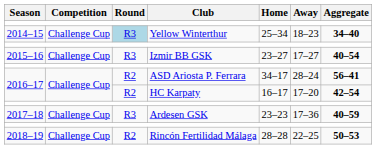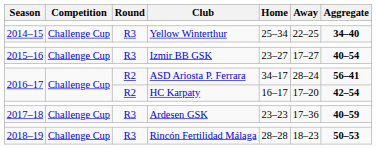(130, 34) lightblue background -> (130, 34) no background
(306, 34) 18–23 -> (306, 34) 22–25
(130, 135) R2 -> (130, 135) R3
(306, 135) 22–25 -> (306, 135) 18–23
